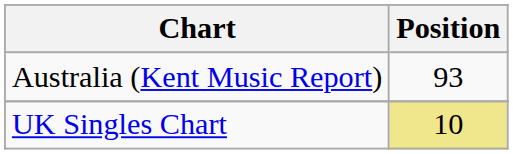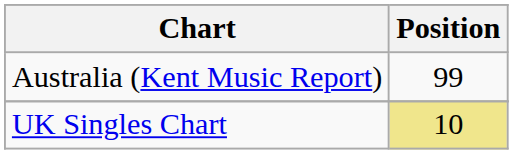(448, 76) 93 -> (448, 76) 99
